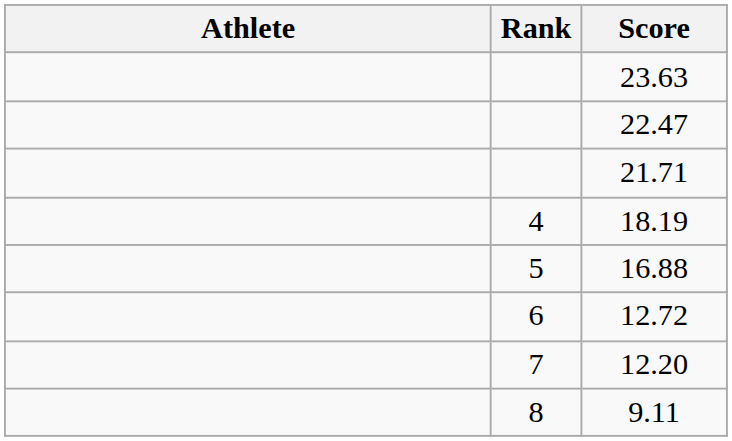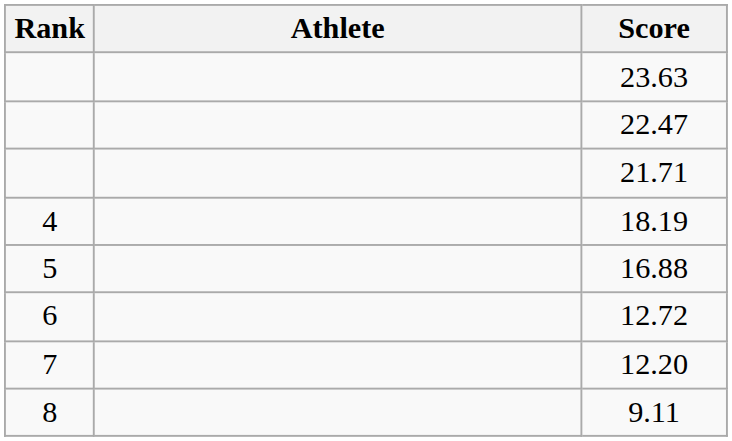columns swapped: (536, 28) <-> (248, 28)
